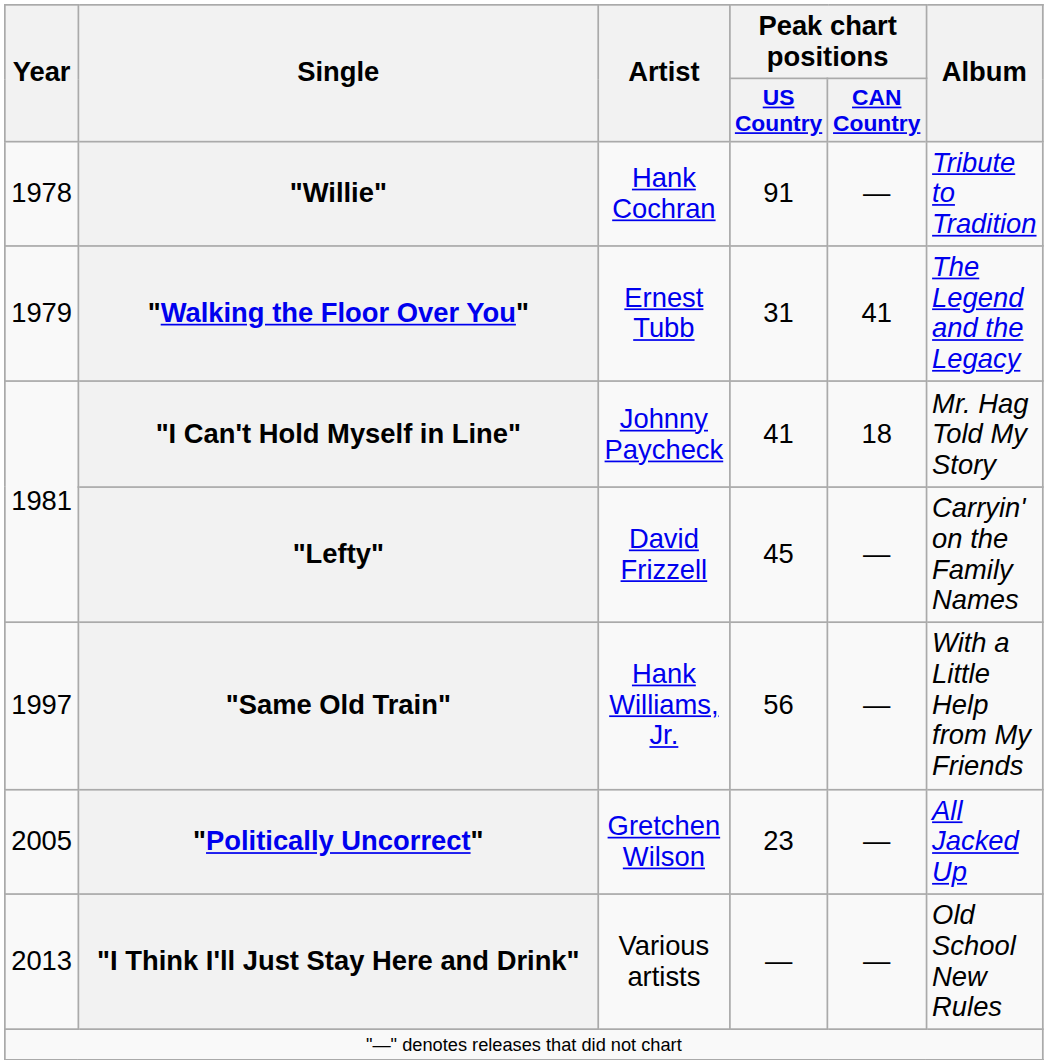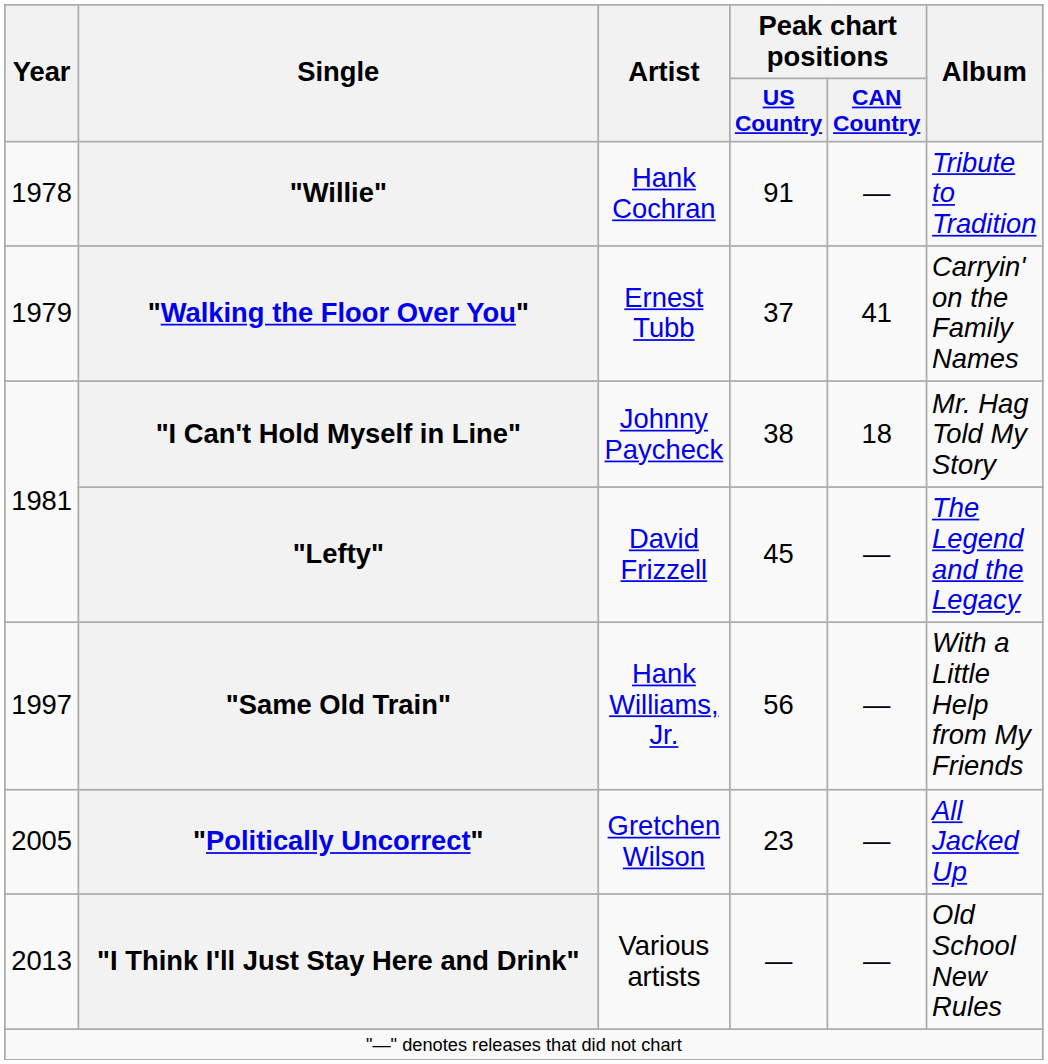(779, 313) 31 -> (779, 313) 37
(978, 313) The Legend and the Legacy -> (979, 313) Carryin' on the Family Names
(779, 433) 41 -> (779, 433) 38
(979, 554) Carryin' on the Family Names -> (978, 554) The Legend and the Legacy
